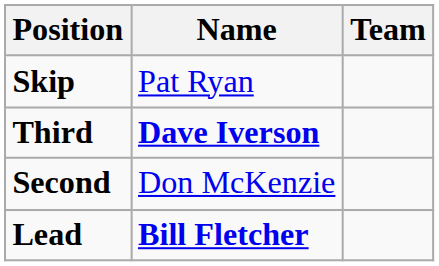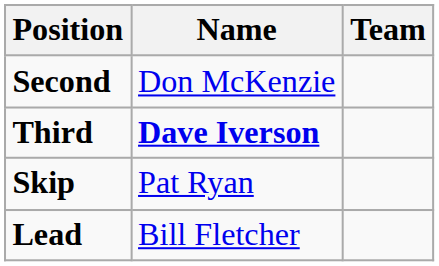rows swapped: (44, 81) <-> (62, 183)
(223, 234) bold -> (219, 234) normal
